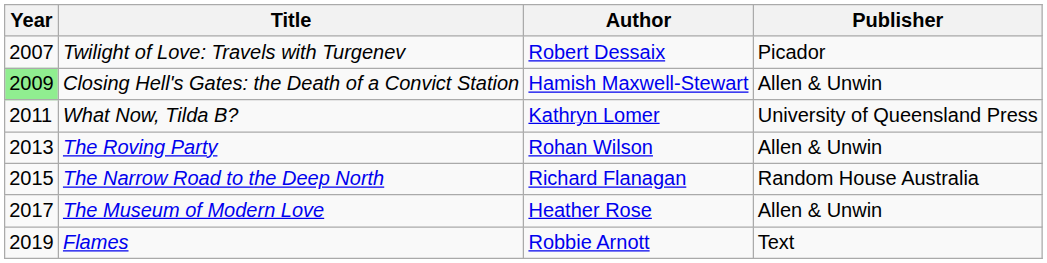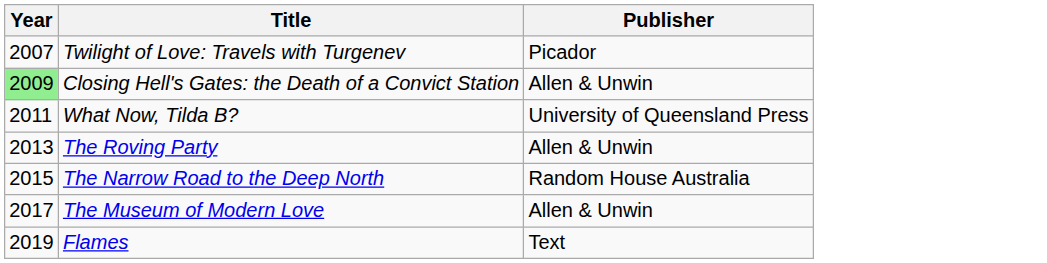- column: (638, 20)
